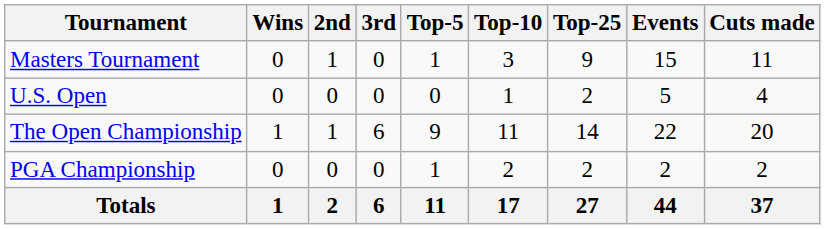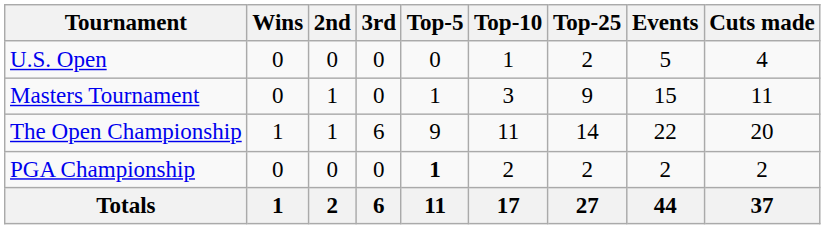rows swapped: (105, 59) <-> (58, 95)
(435, 168) normal -> (435, 168) bold
